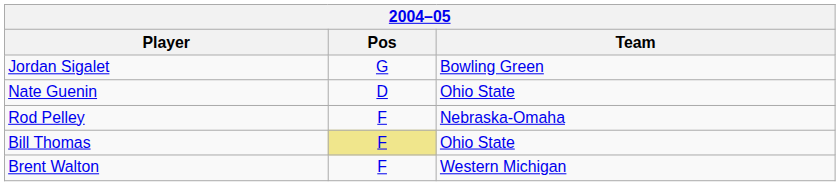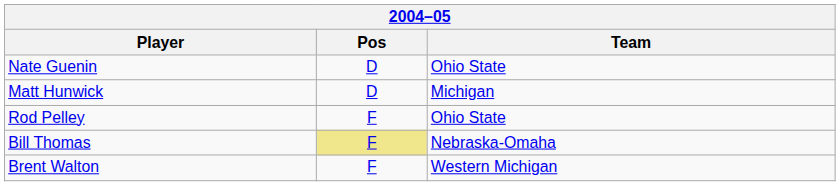- row: (59, 67)
+ row: (56, 92)
(502, 117) Nebraska-Omaha -> (468, 117) Ohio State
(477, 142) Ohio State -> (493, 142) Nebraska-Omaha
